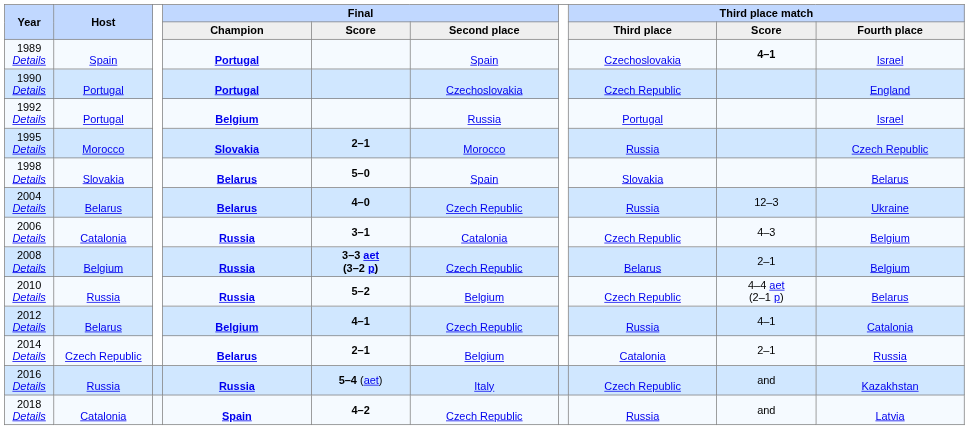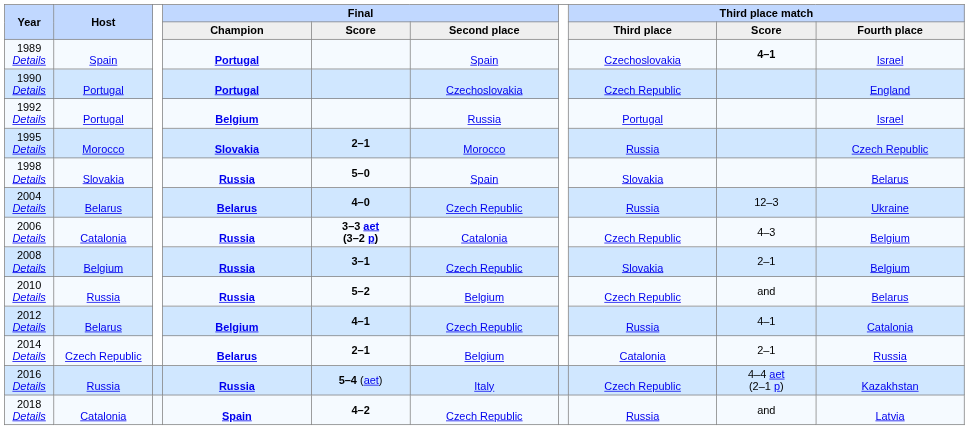(237, 179) Belarus -> (237, 179) Russia
(361, 232) 3–1 -> (361, 232) 3–3 aet (3–2 p)
(361, 262) 3–3 aet (3–2 p) -> (361, 262) 3–1
(643, 268) Belarus -> (643, 268) Slovakia
(766, 291) 4–4 aet (2–1 p) -> (766, 291) and
(766, 380) and -> (766, 380) 4–4 aet (2–1 p)
